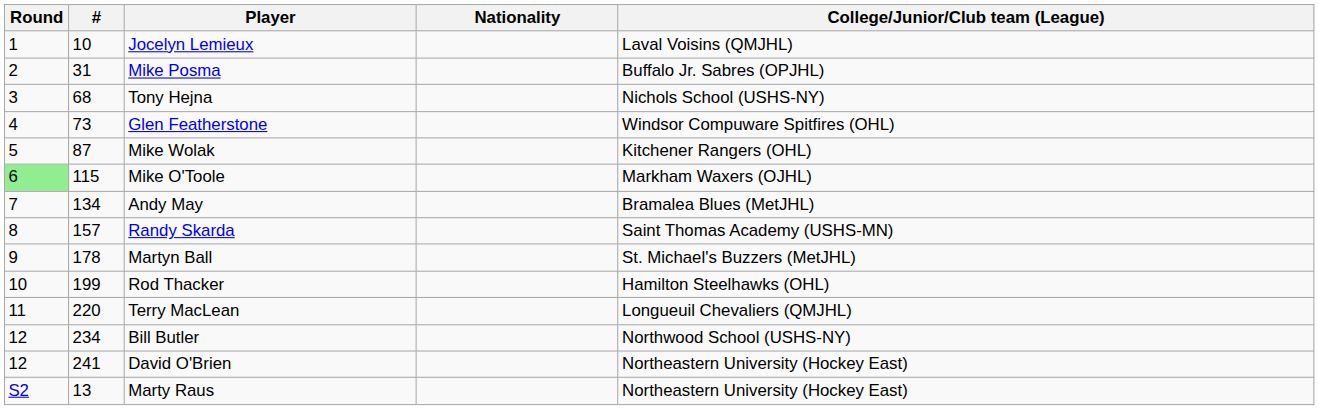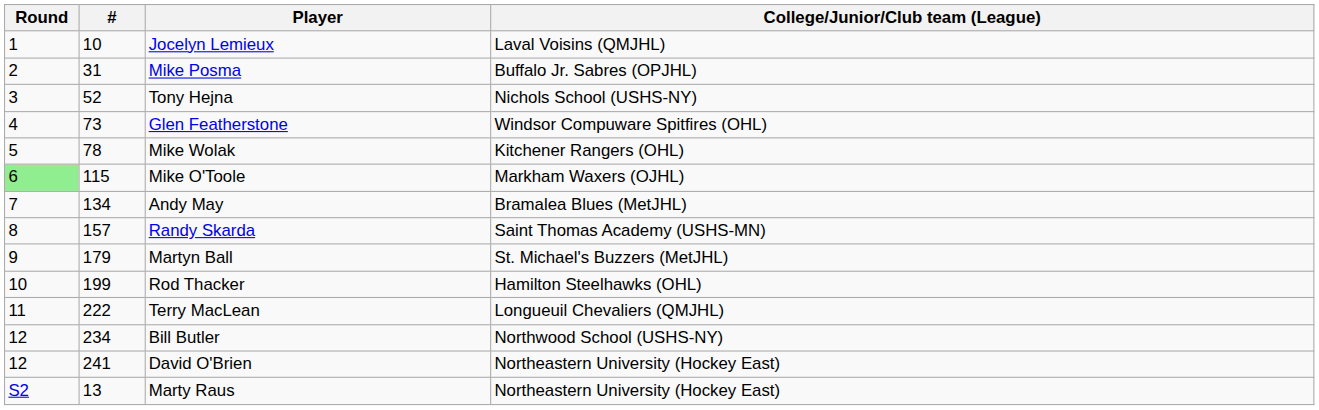- column: (517, 17)
(82, 97) 68 -> (92, 97) 52
(82, 151) 87 -> (92, 151) 78
(87, 257) 178 -> (97, 257) 179
(87, 310) 220 -> (97, 310) 222
